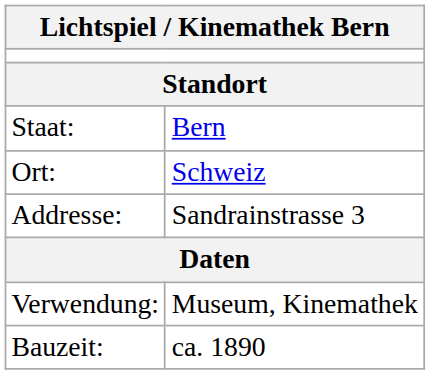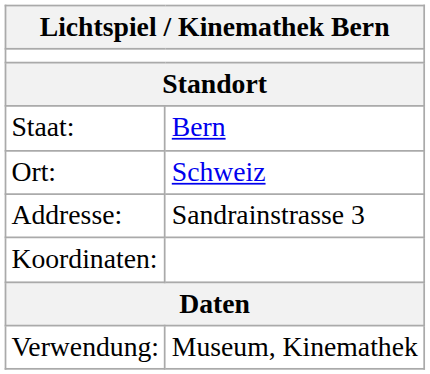+ row: (84, 259)
- row: (58, 347)
